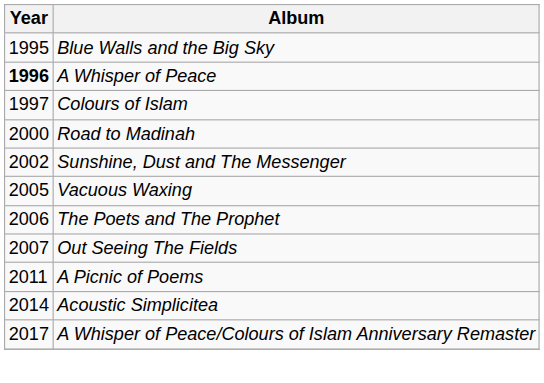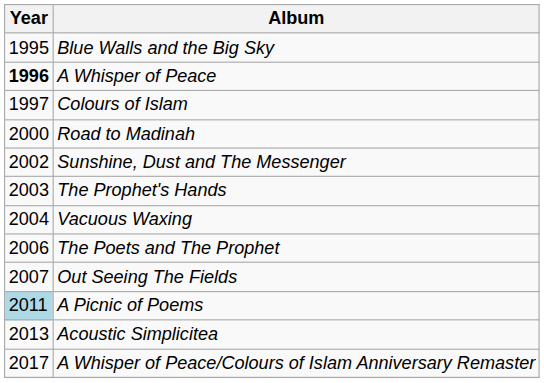+ row: (142, 190)
(29, 190) 2005 -> (29, 219) 2004
(28, 276) no background -> (28, 305) lightblue background
(29, 305) 2014 -> (29, 334) 2013
